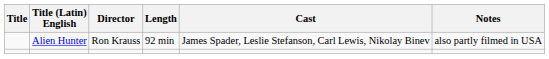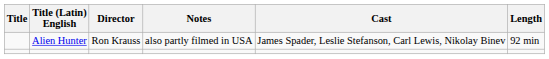columns swapped: (161, 18) <-> (488, 18)
